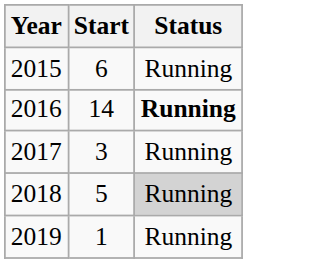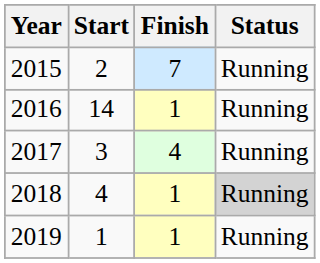+ column: (175, 25)
(101, 67) 6 -> (101, 67) 2
(188, 109) bold -> (265, 109) normal
(101, 194) 5 -> (101, 194) 4
